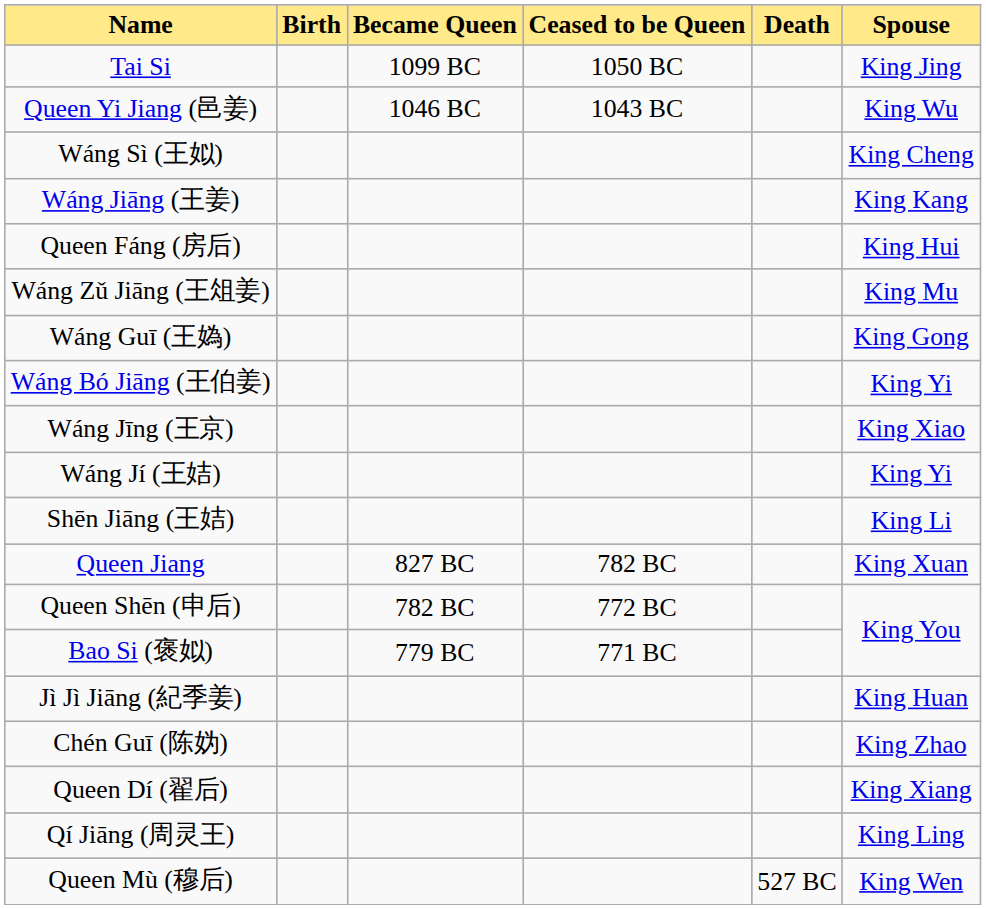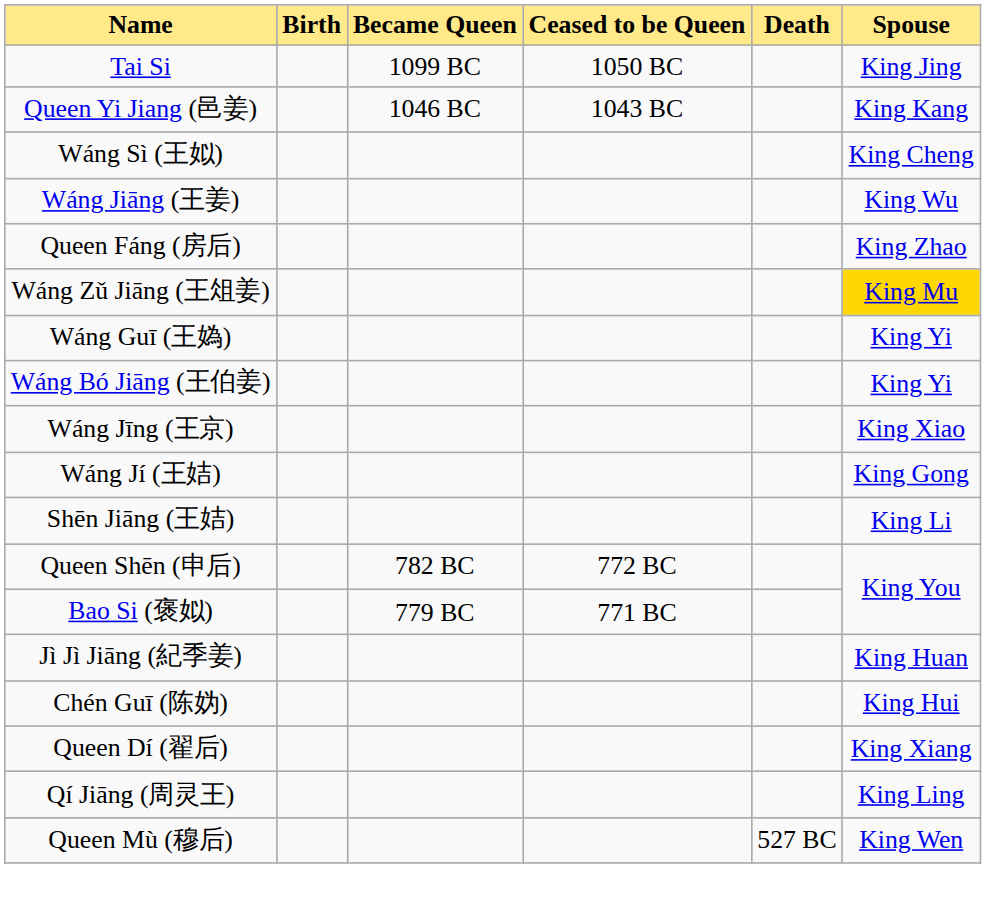(911, 109) King Wu -> (911, 109) King Kang
(911, 200) King Kang -> (911, 200) King Wu
(911, 246) King Hui -> (911, 246) King Zhao
(911, 291) no background -> (911, 291) gold background
(911, 337) King Gong -> (911, 337) King Yi
(911, 474) King Yi -> (911, 474) King Gong
- row: (141, 563)
(911, 743) King Zhao -> (911, 702) King Hui
